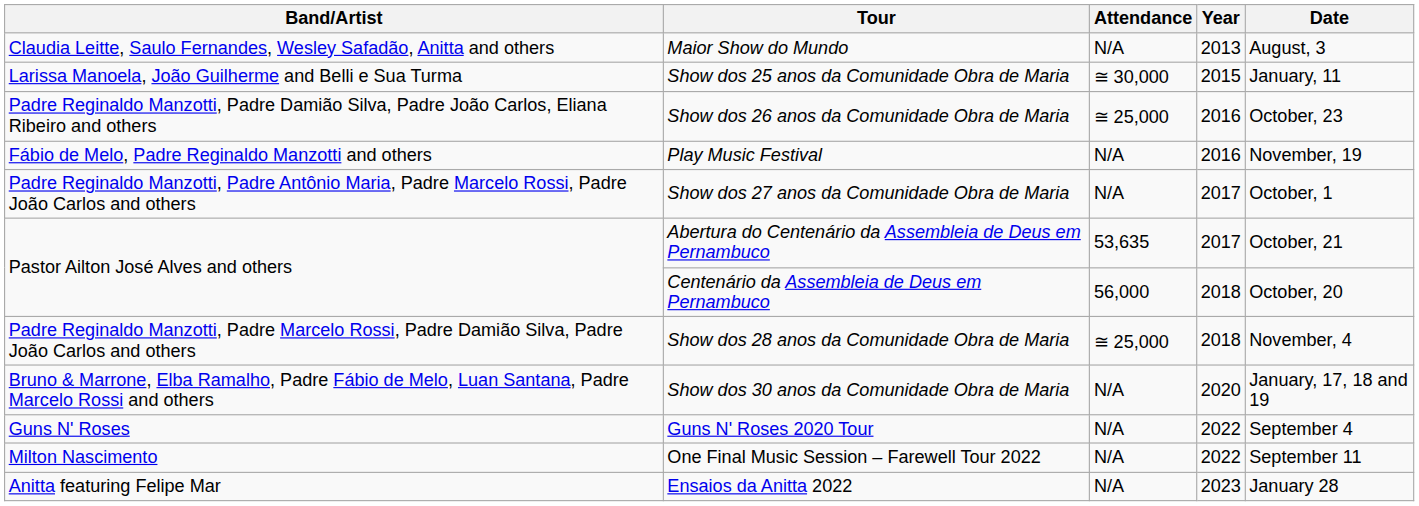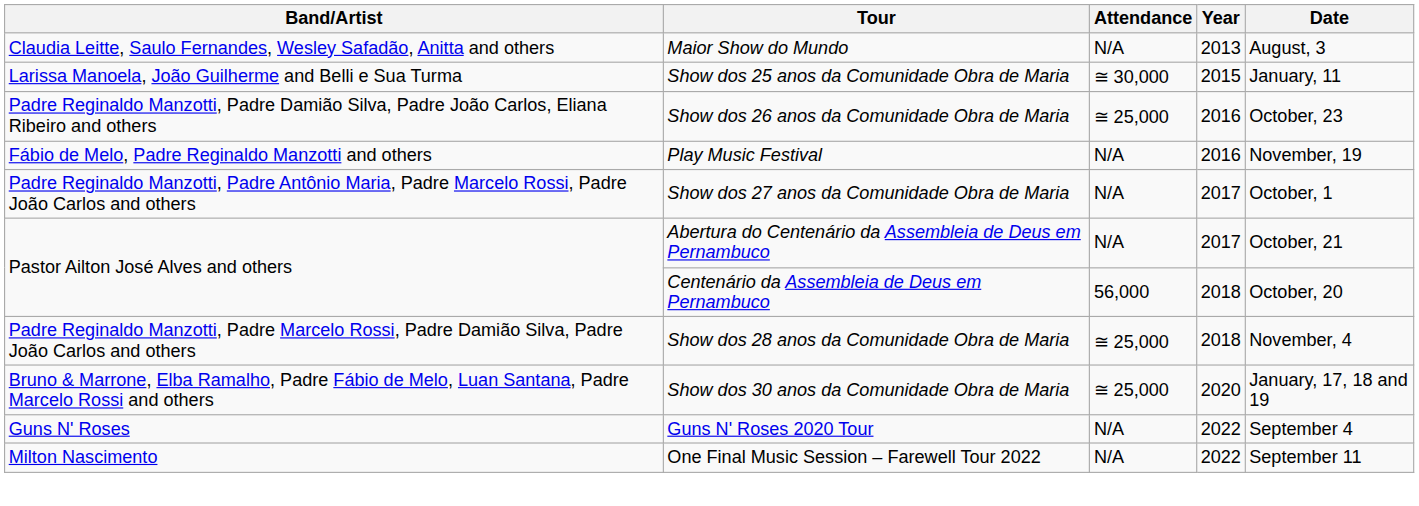(1122, 242) 53,635 -> (1109, 242) N/A
(1109, 389) N/A -> (1131, 390) ≅ 25,000
- row: (760, 486)
